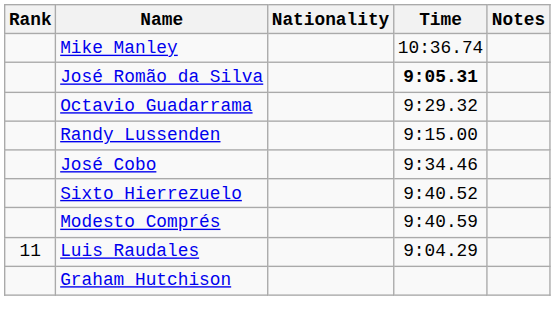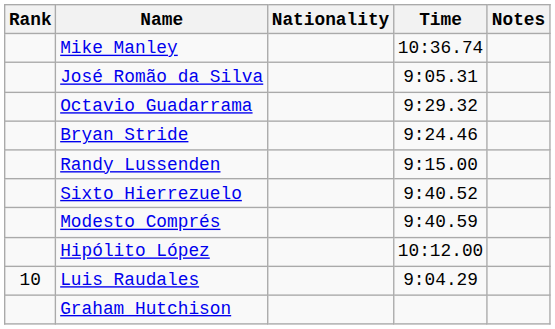(441, 77) bold -> (441, 77) normal
+ row: (124, 135)
- row: (108, 164)
+ row: (135, 251)
(30, 251) 11 -> (30, 280) 10
